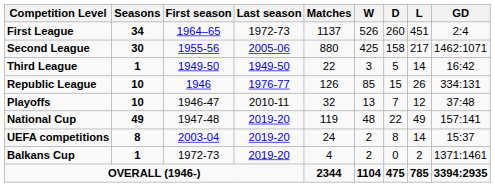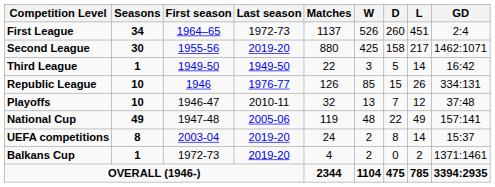(269, 48) 2005-06 -> (269, 48) 2019-20
(269, 119) 2019-20 -> (269, 119) 2005-06
